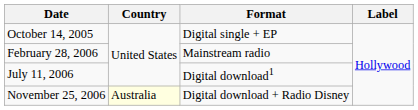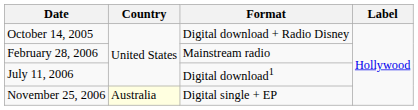(230, 33) Digital single + EP -> (266, 33) Digital download + Radio Disney
(266, 95) Digital download + Radio Disney -> (230, 95) Digital single + EP
